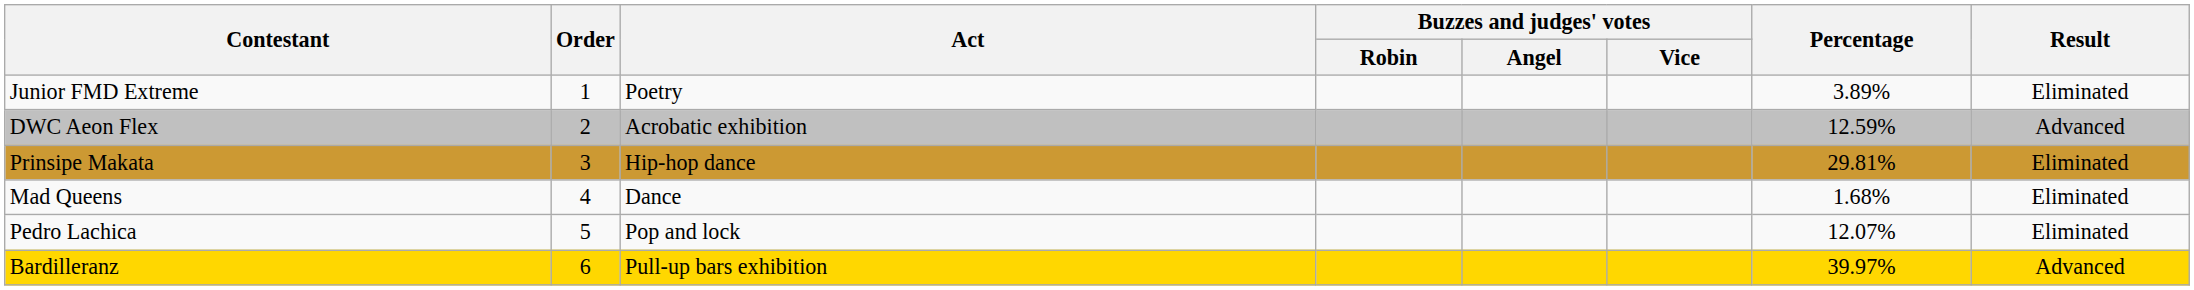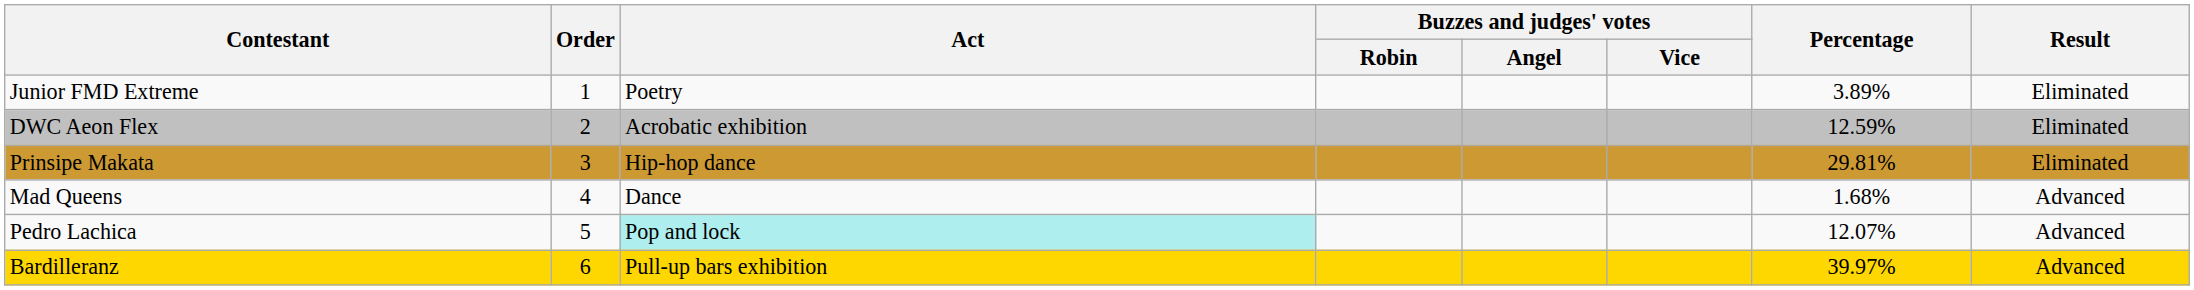(2080, 127) Advanced -> (2080, 127) Eliminated
(2080, 197) Eliminated -> (2080, 197) Advanced
(683, 232) no background -> (683, 232) paleturquoise background
(2080, 232) Eliminated -> (2080, 232) Advanced
